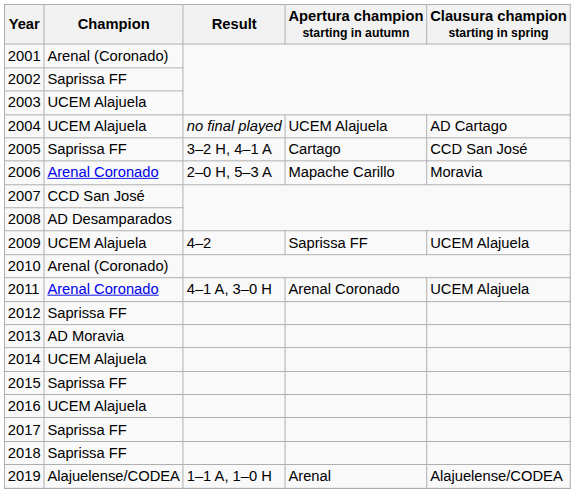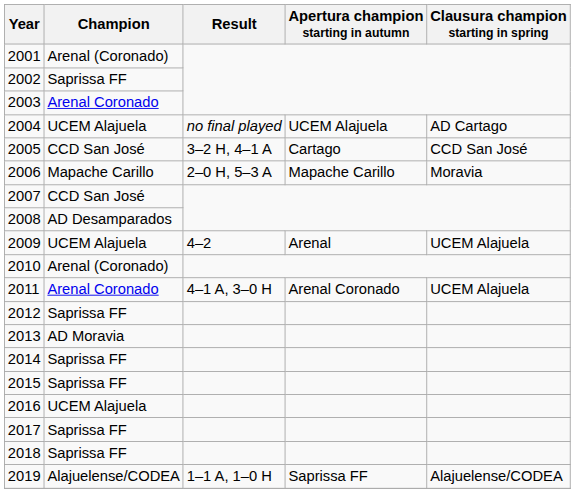(97, 102) UCEM Alajuela -> (103, 102) Arenal Coronado
(87, 149) Saprissa FF -> (96, 149) CCD San José
(103, 172) Arenal Coronado -> (101, 172) Mapache Carillo
(328, 242) Saprissa FF -> (310, 242) Arenal
(97, 359) UCEM Alajuela -> (87, 359) Saprissa FF
(310, 476) Arenal -> (328, 476) Saprissa FF
